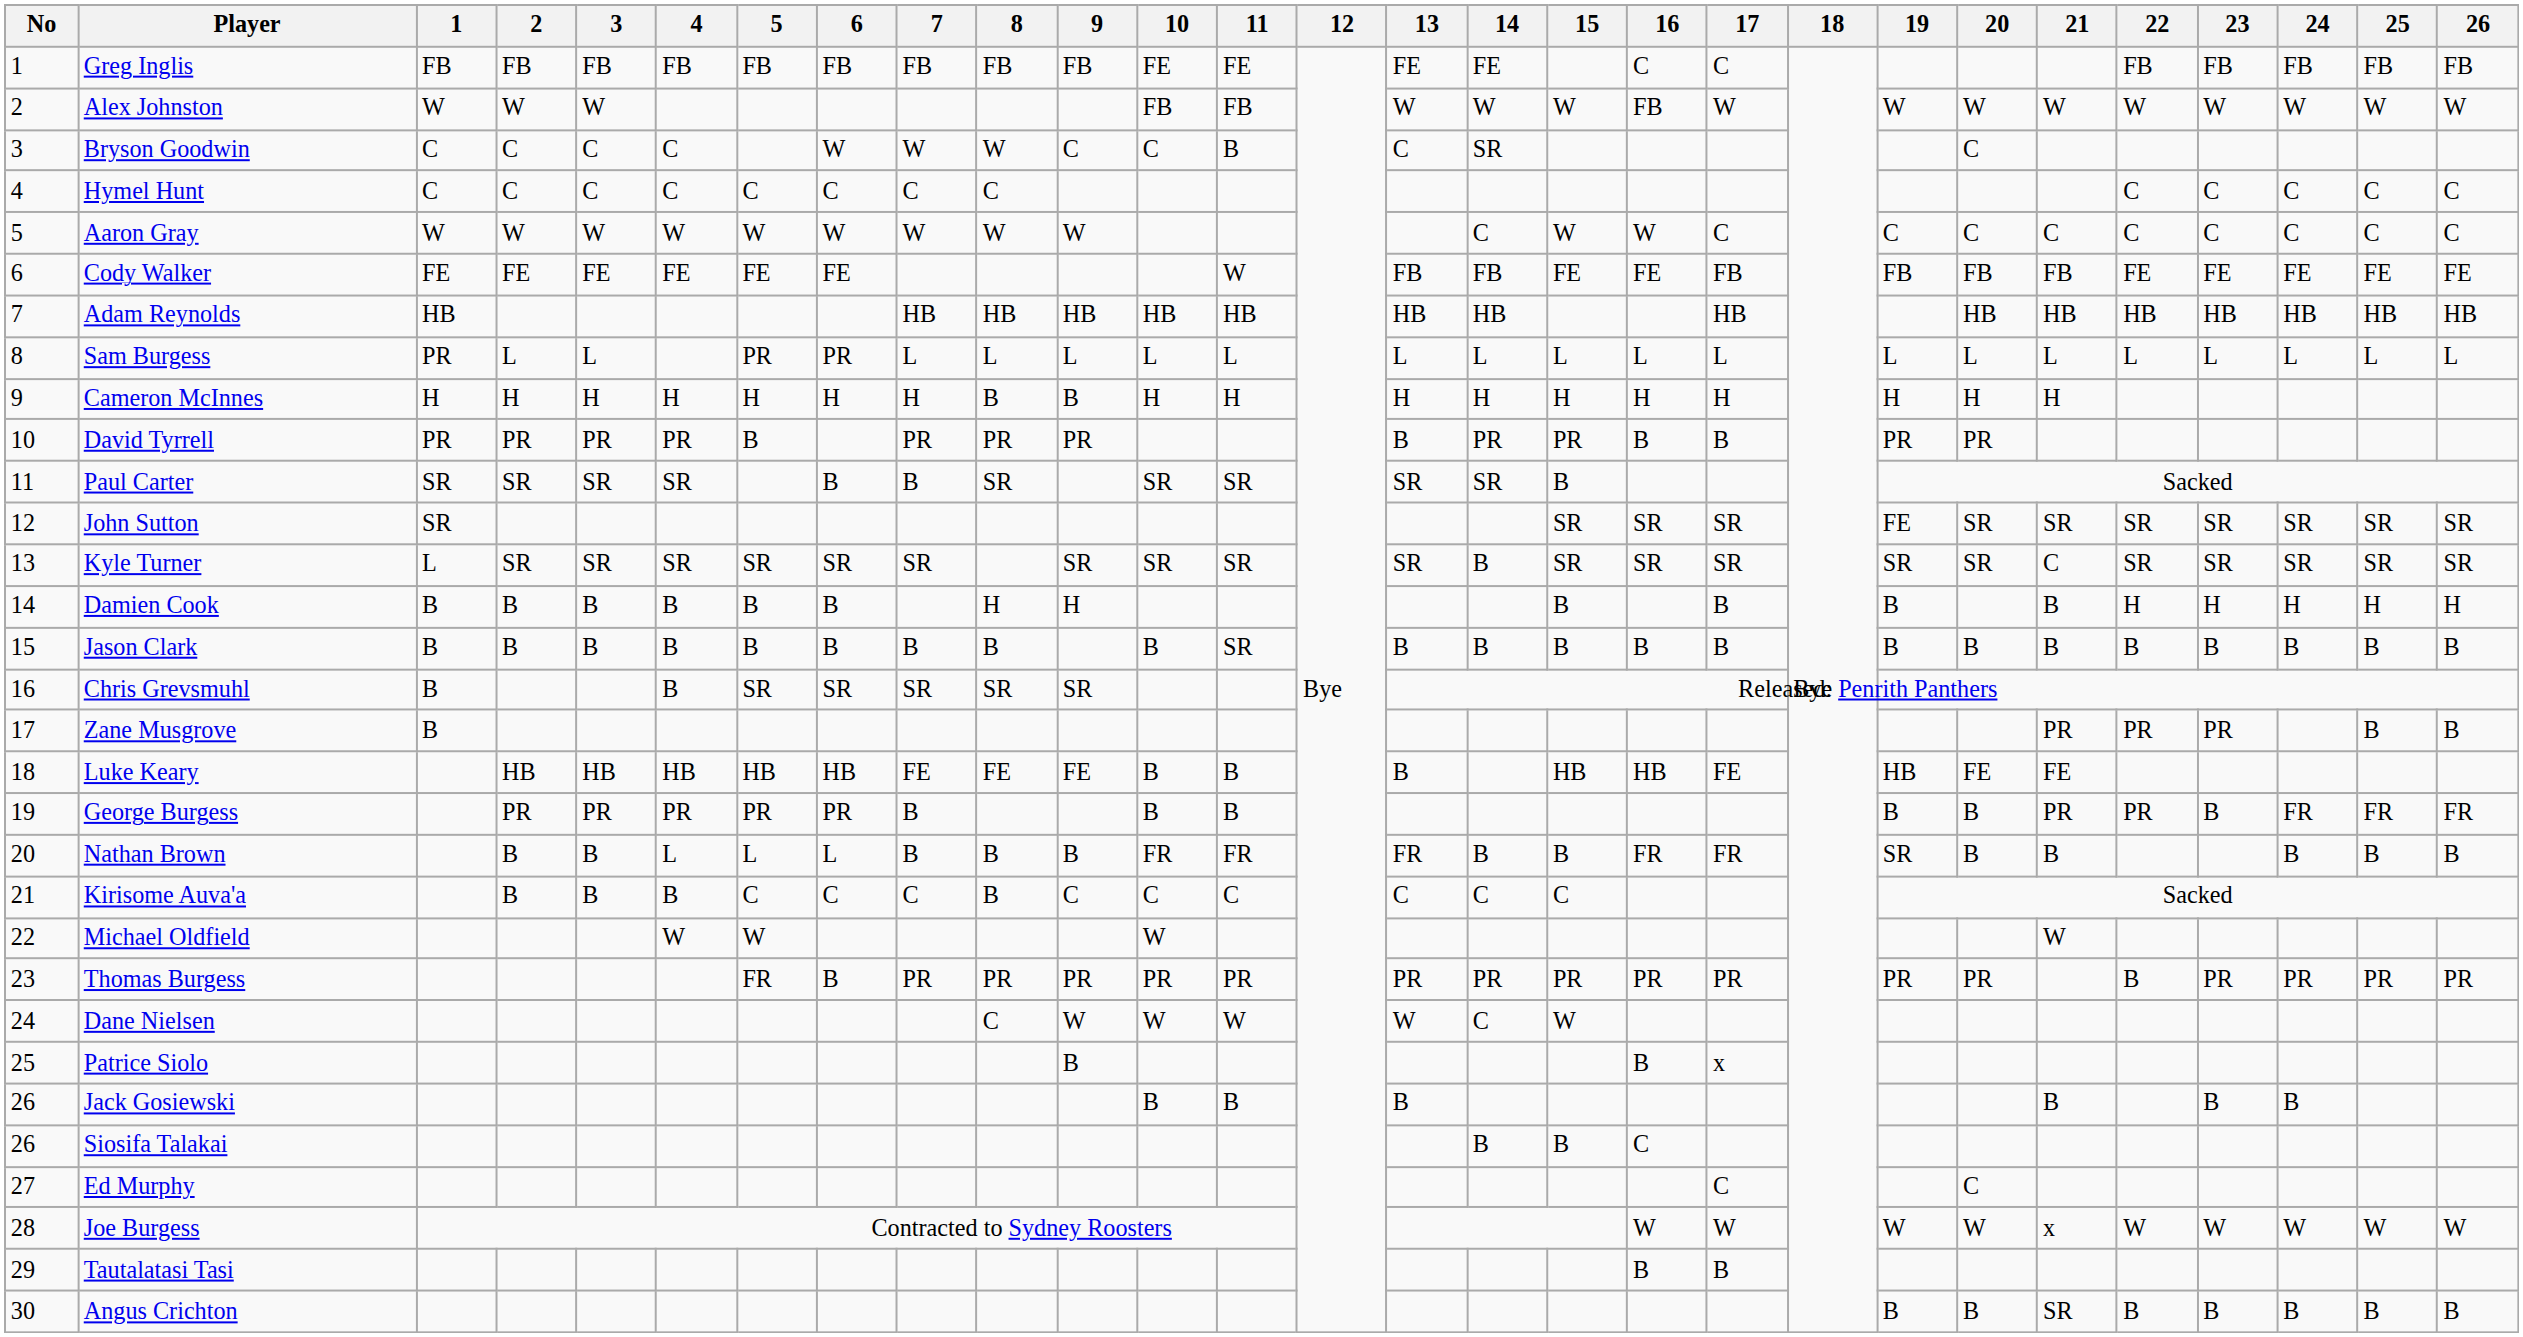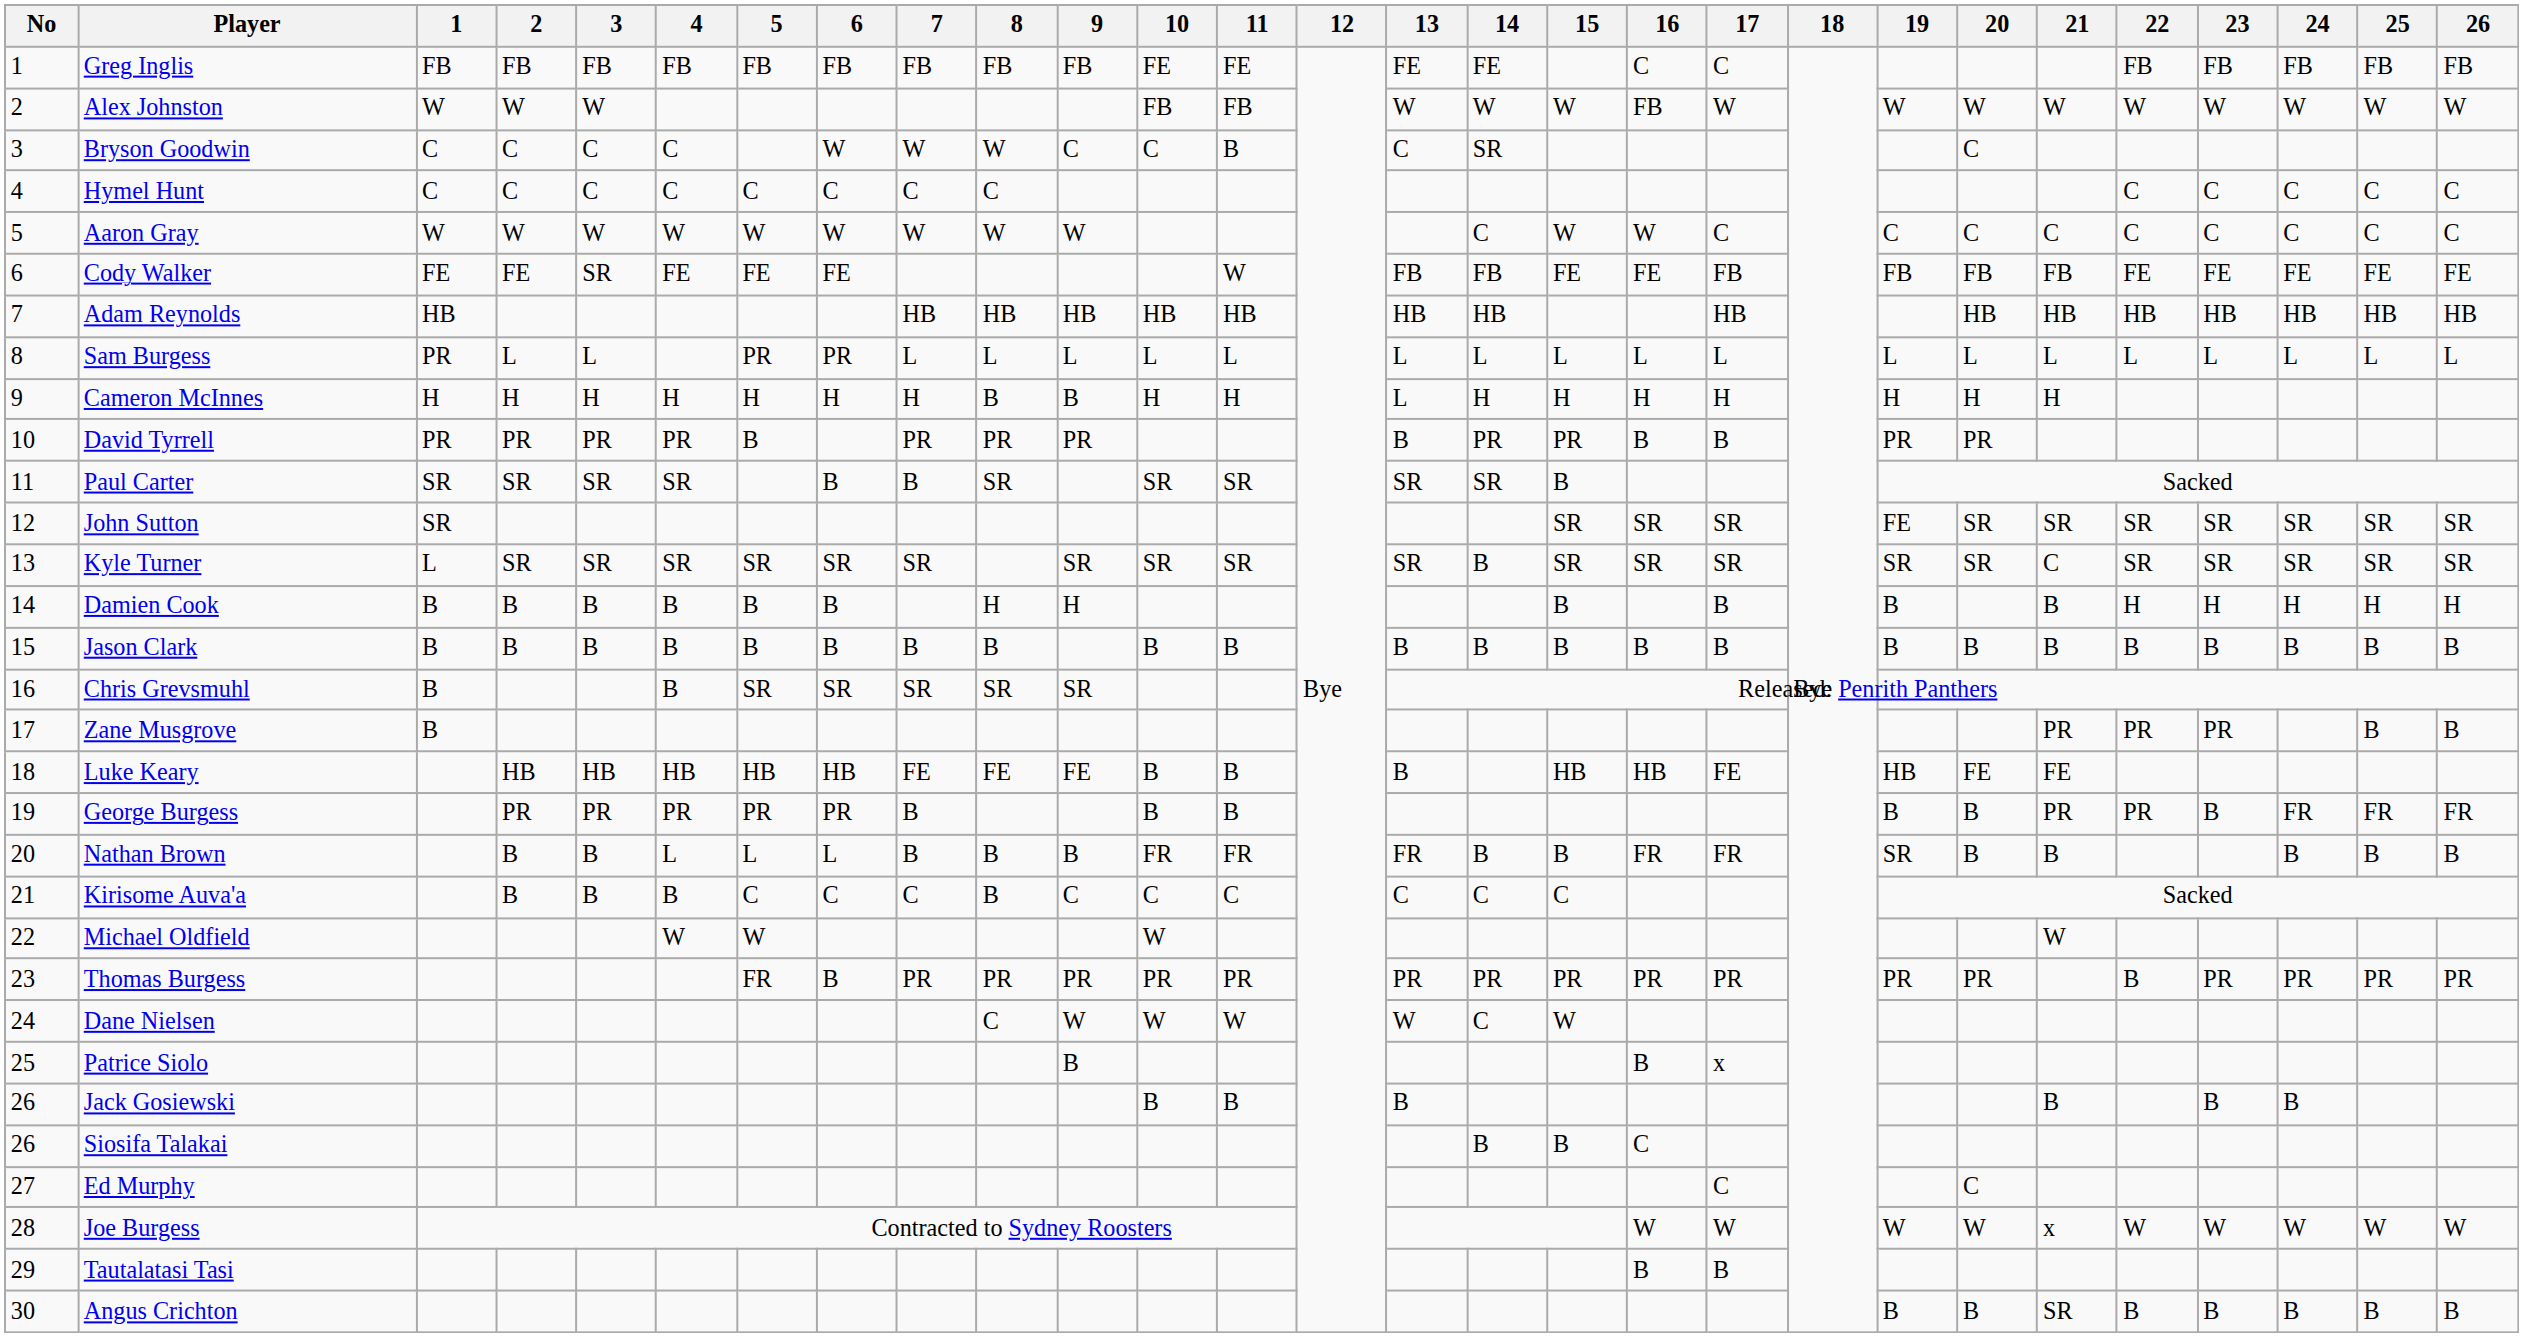(596, 274) FE -> (597, 274) SR
(1401, 398) H -> (1400, 398) L
(1238, 647) SR -> (1231, 647) B
